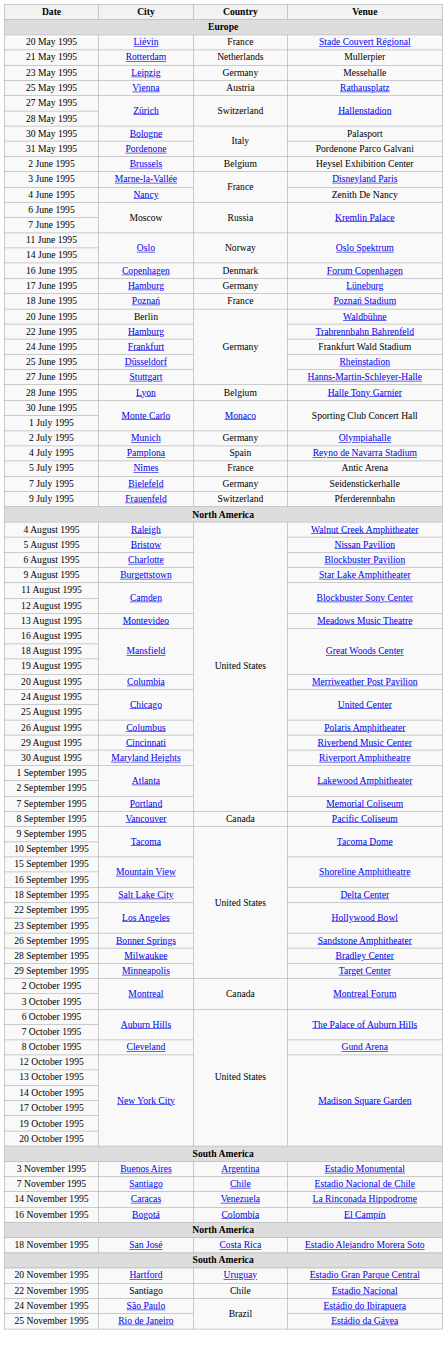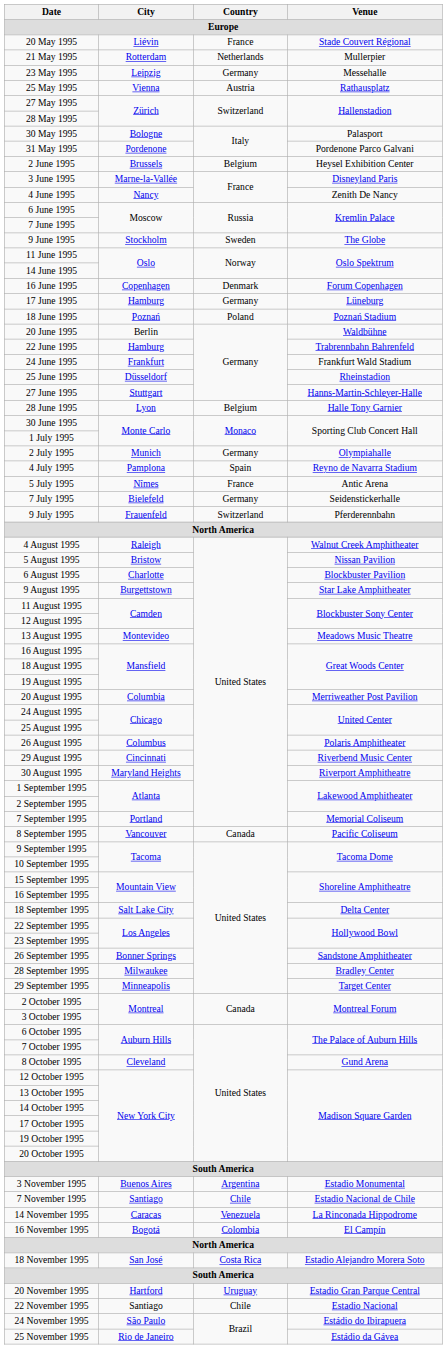+ row: (52, 240)
(240, 301) France -> (240, 316) Poland
